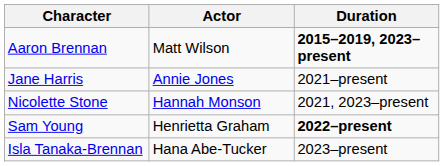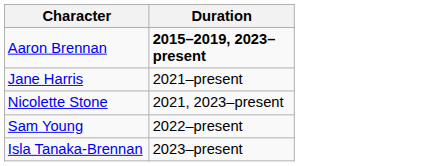- column: (222, 16)
(344, 126) bold -> (198, 126) normal
